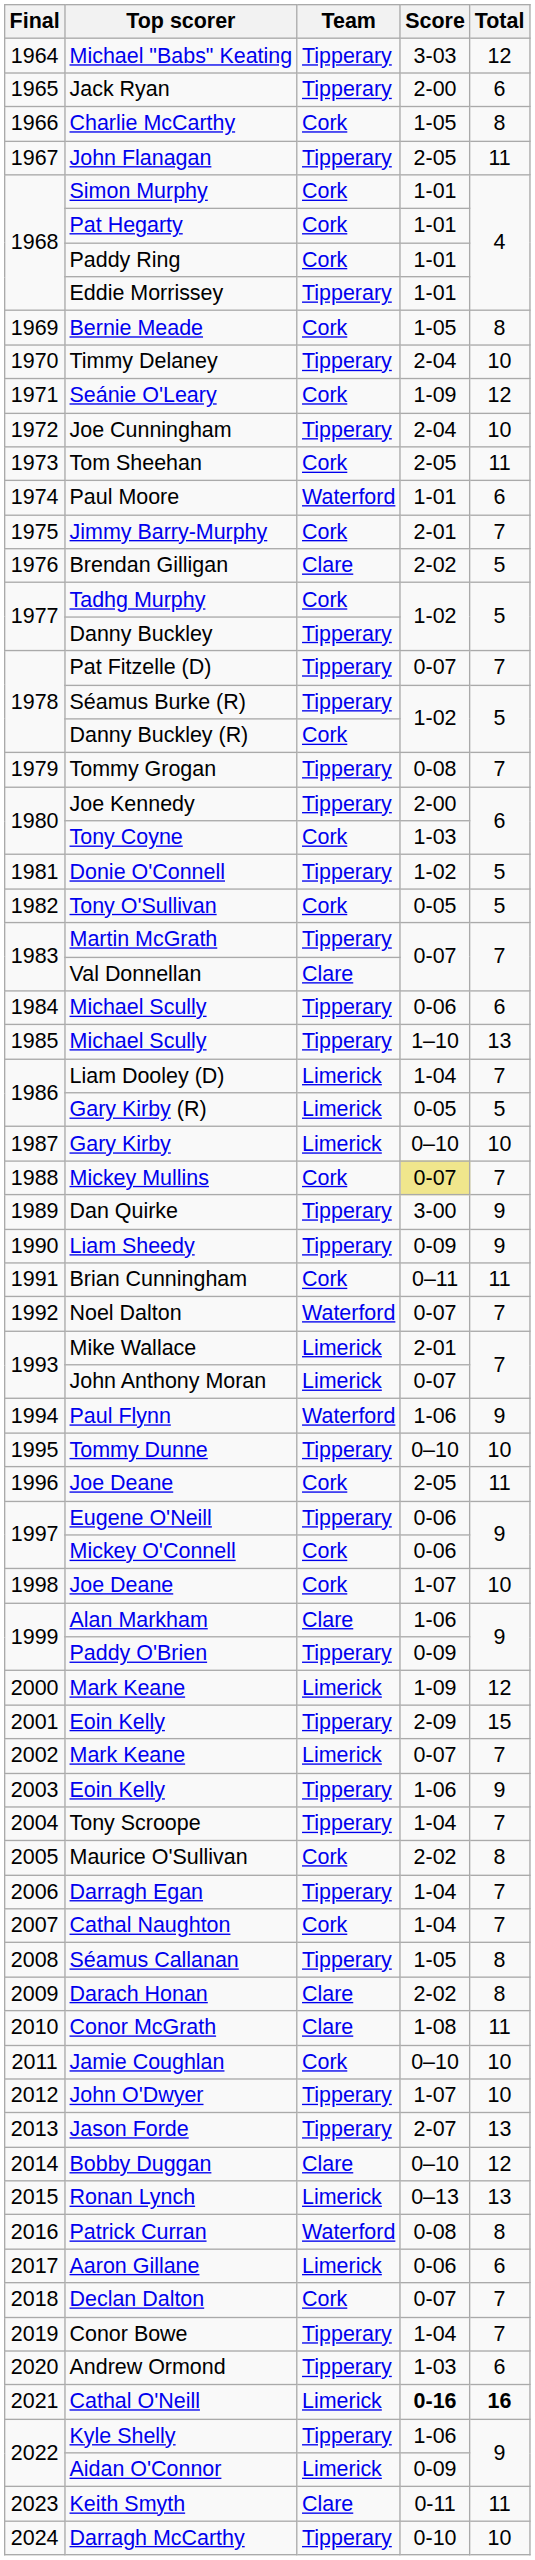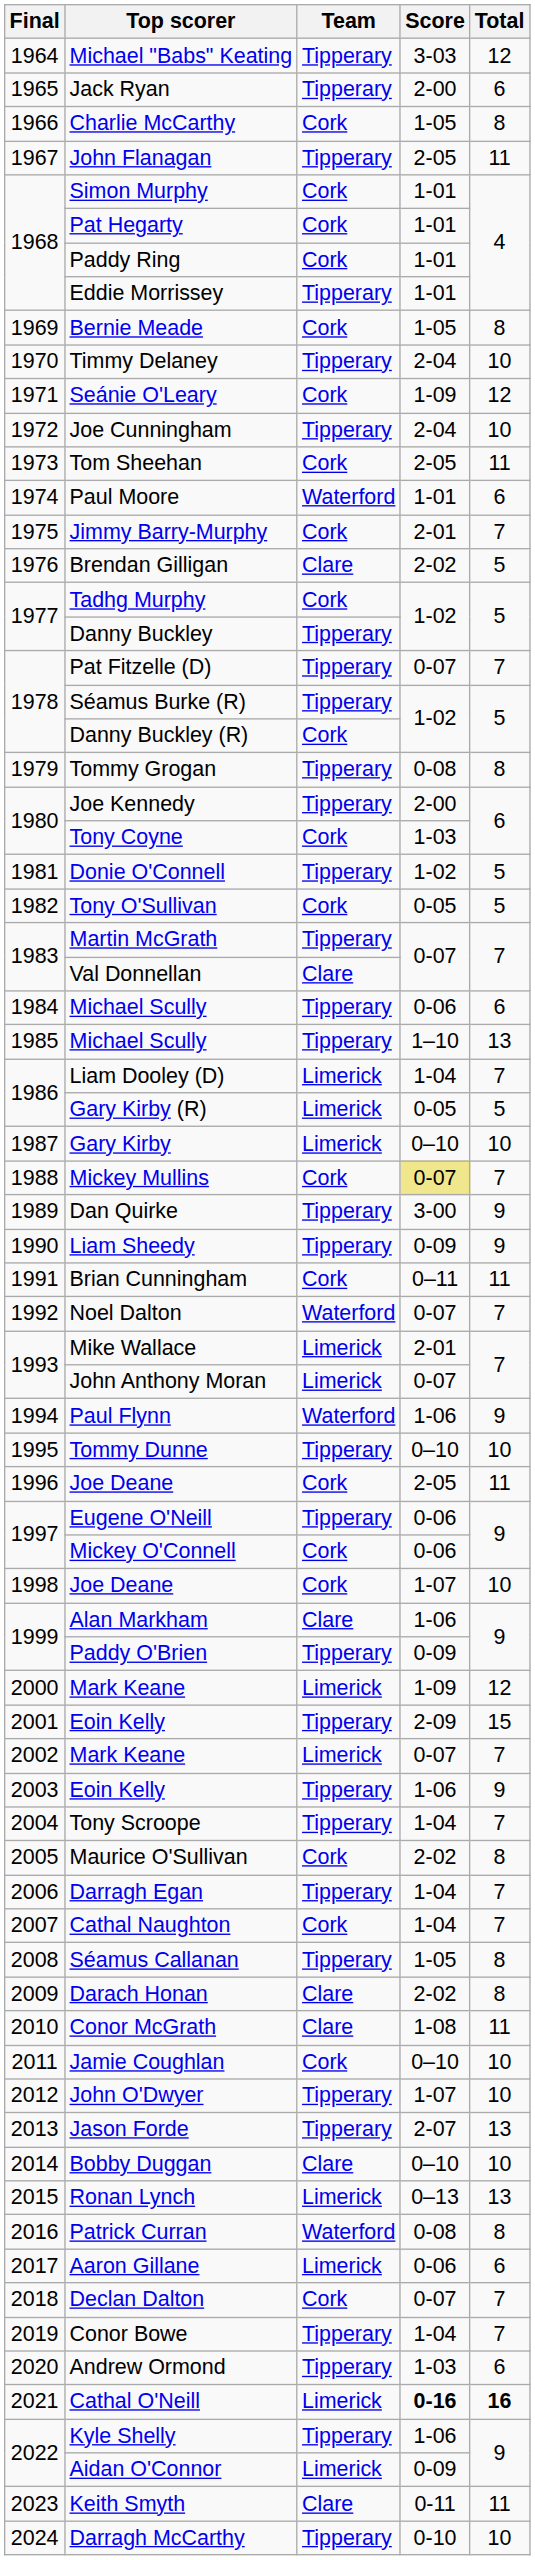(500, 769) 7 -> (500, 769) 8
(500, 2163) 12 -> (500, 2163) 10
